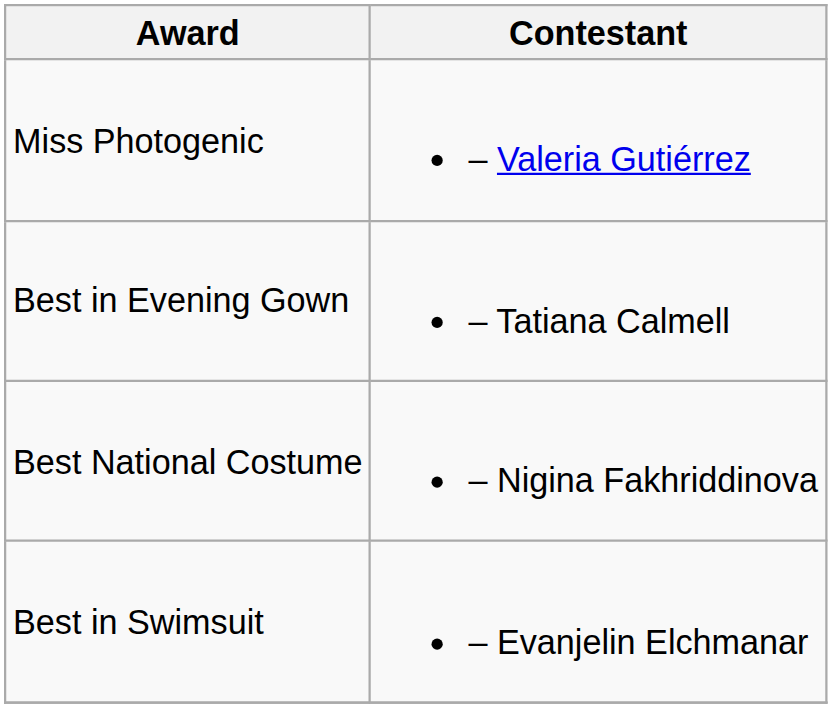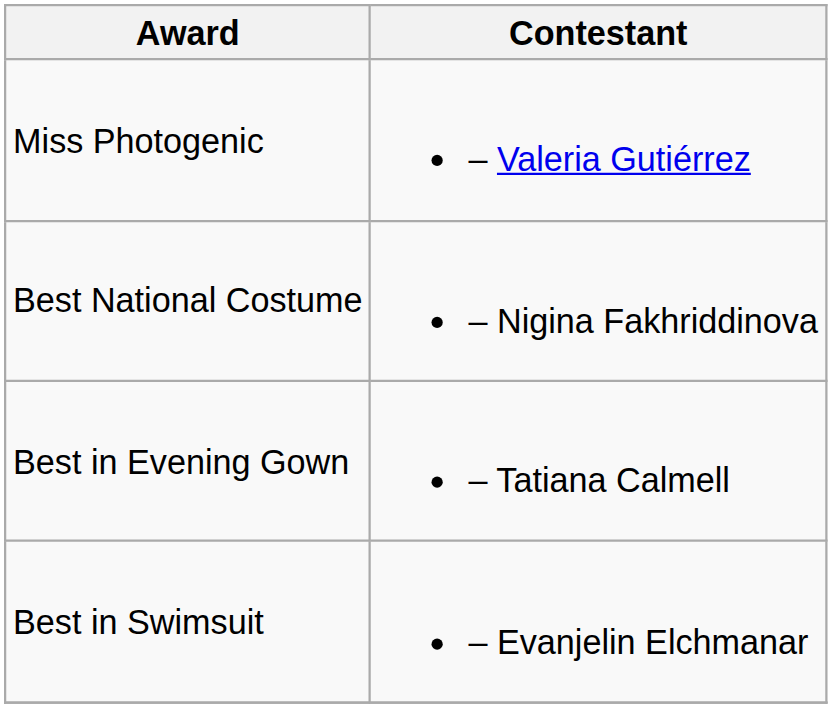rows swapped: (188, 461) <-> (181, 301)
